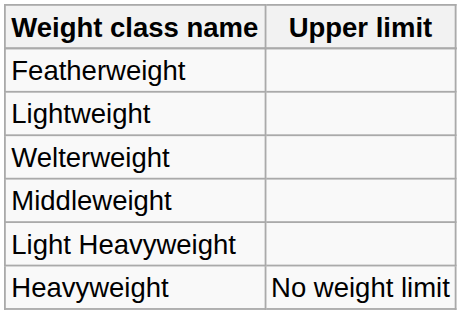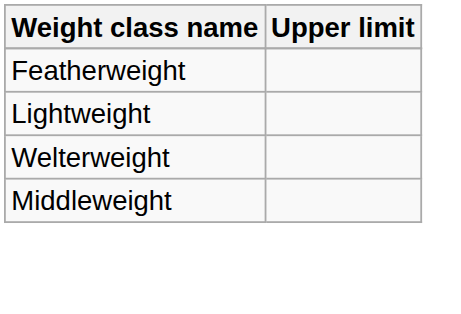- row: (124, 245)
- row: (90, 288)
